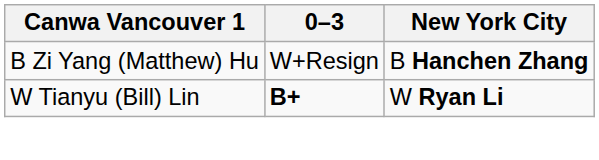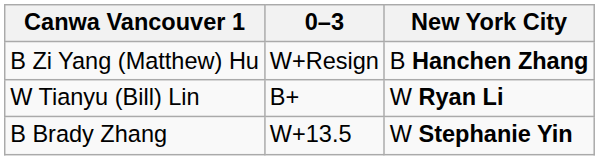(285, 97) bold -> (285, 97) normal
+ row: (89, 135)
